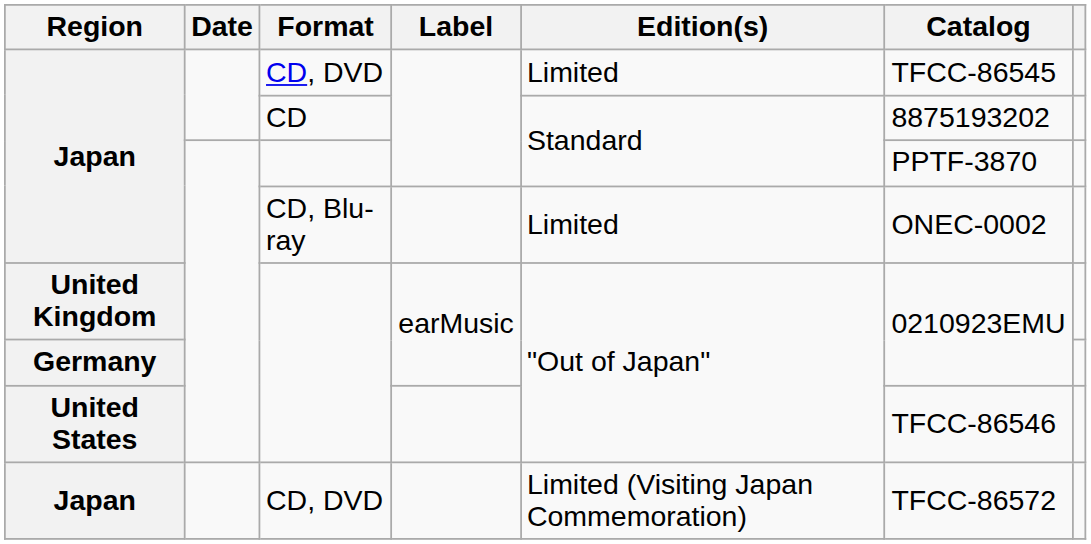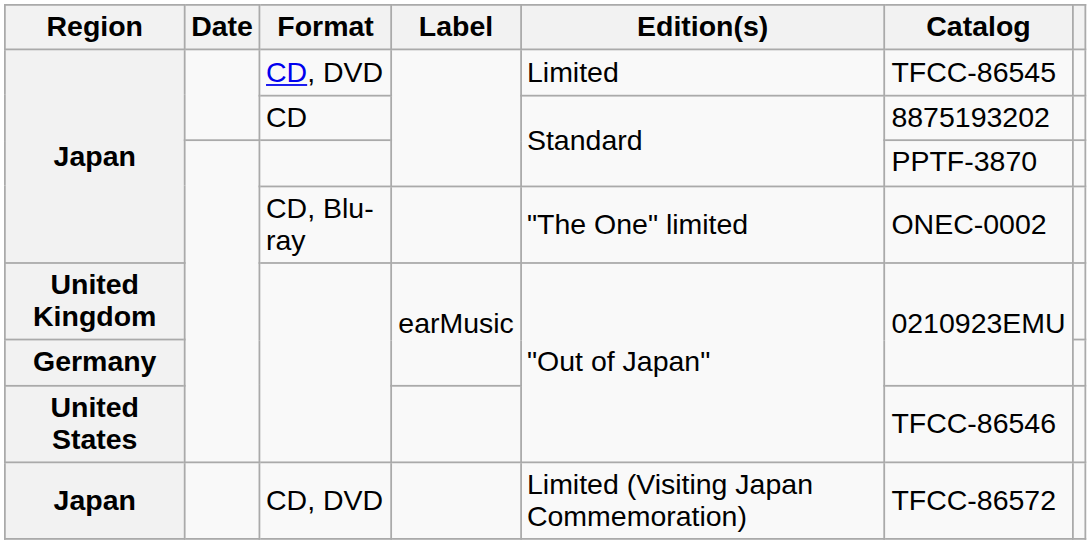(573, 223) Limited -> (638, 223) "The One" limited
